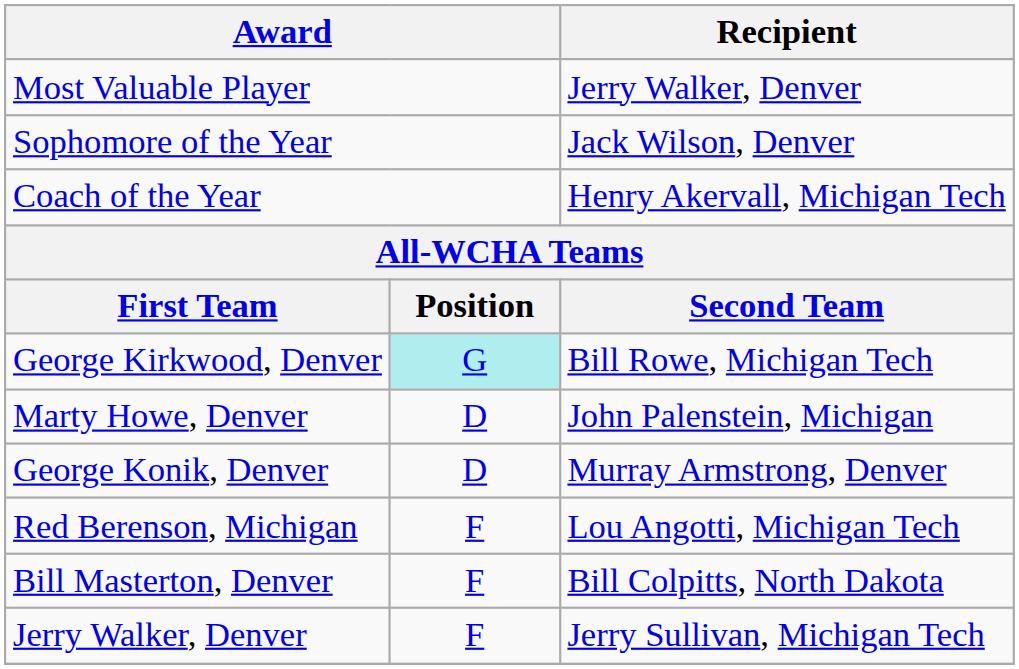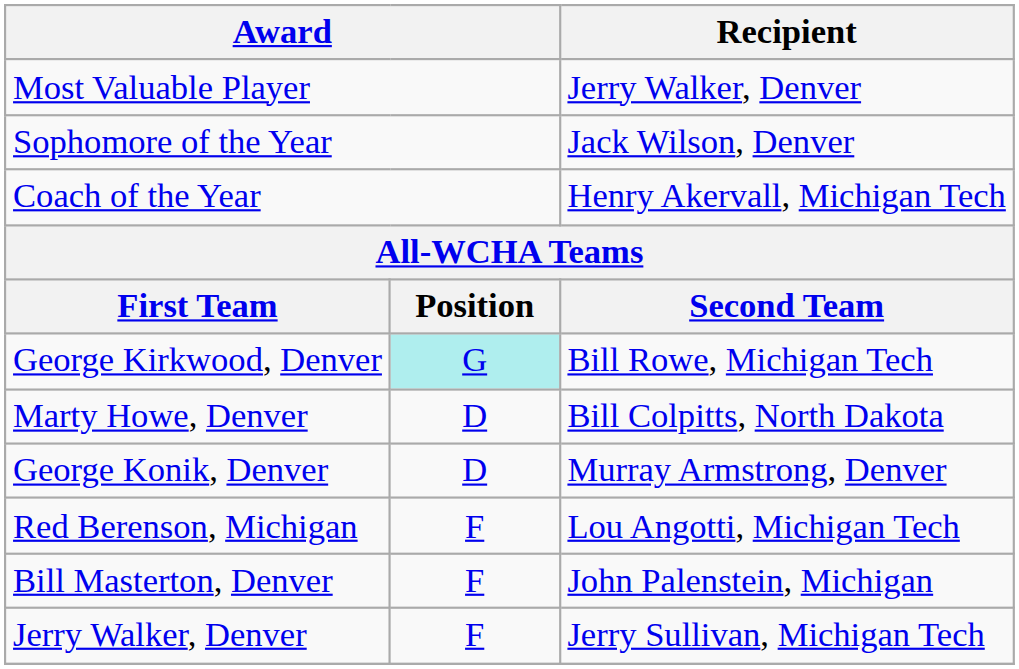(750, 415) John Palenstein, Michigan -> (756, 415) Bill Colpitts, North Dakota
(756, 580) Bill Colpitts, North Dakota -> (750, 580) John Palenstein, Michigan
